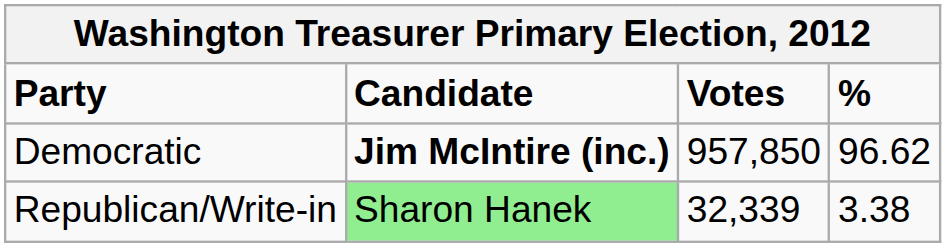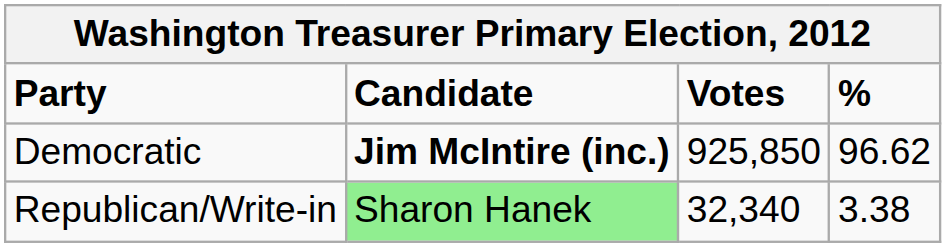(754, 151) 957,850 -> (754, 151) 925,850
(744, 210) 32,339 -> (744, 210) 32,340
